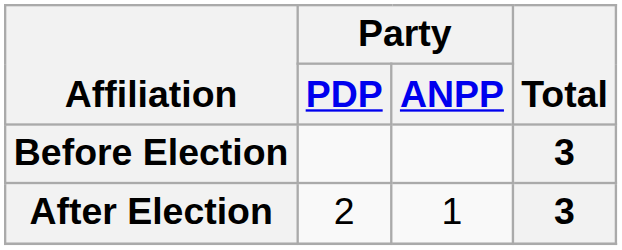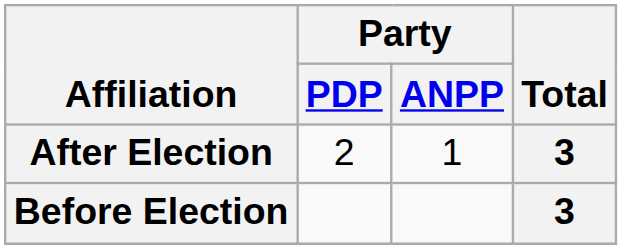rows swapped: (151, 152) <-> (151, 212)
